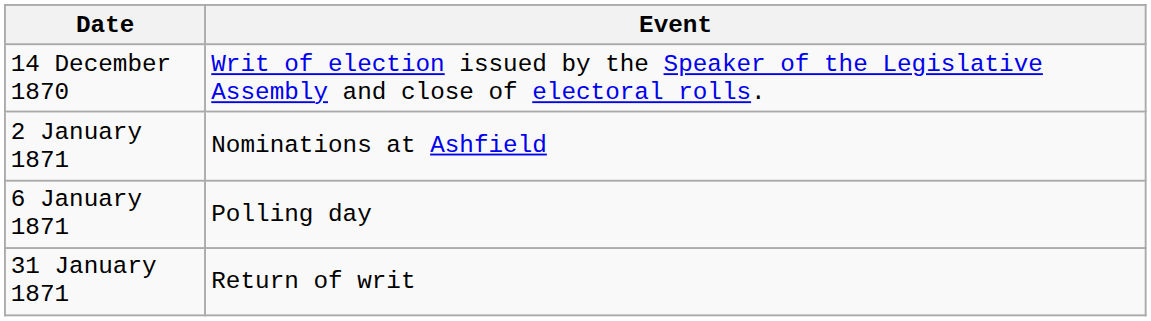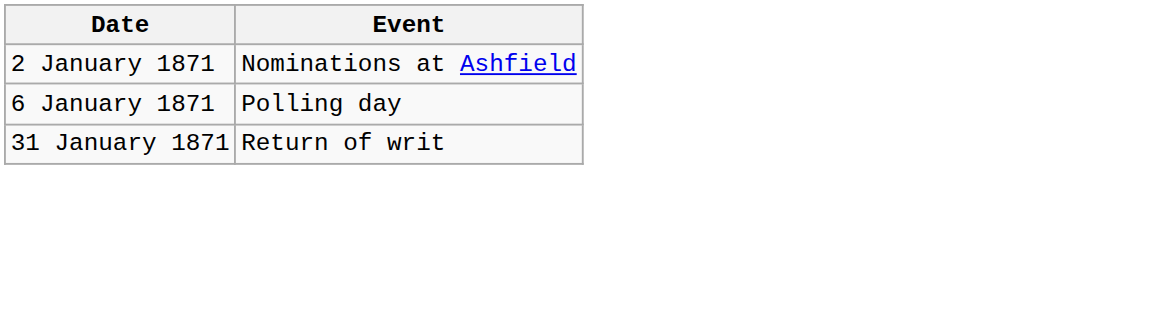- row: (91, 78)
